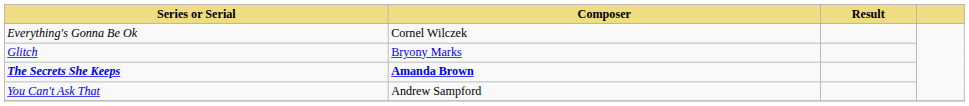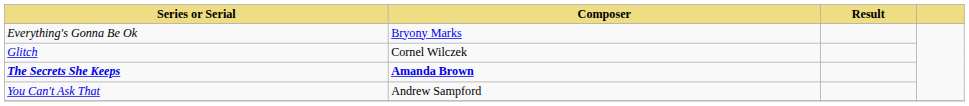(429, 33) Cornel Wilczek -> (426, 33) Bryony Marks
(426, 52) Bryony Marks -> (429, 52) Cornel Wilczek
